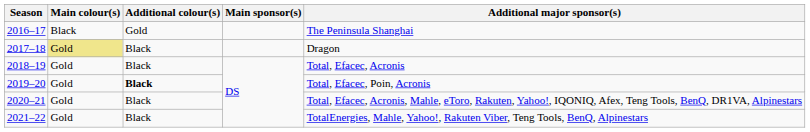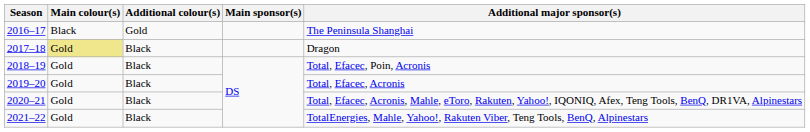(356, 65) Total, Efacec, Acronis -> (368, 65) Total, Efacec, Poin, Acronis
(139, 83) bold -> (138, 83) normal
(368, 83) Total, Efacec, Poin, Acronis -> (356, 83) Total, Efacec, Acronis
